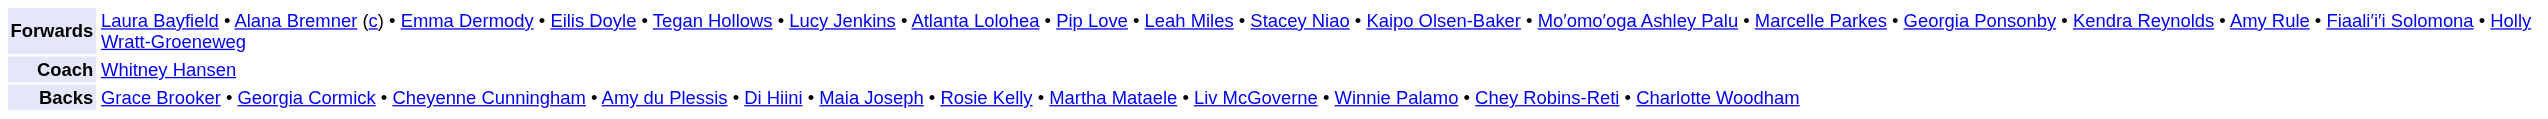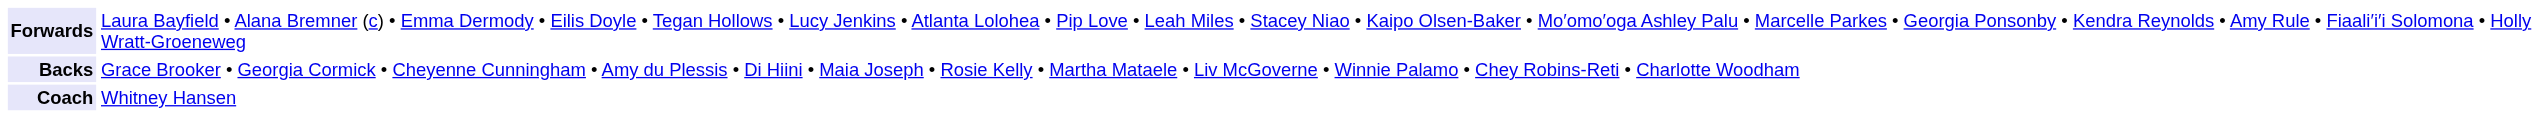rows swapped: (66, 97) <-> (65, 69)
